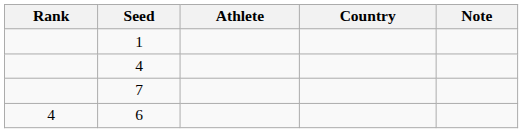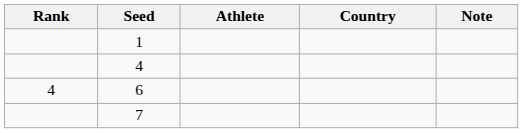rows swapped: (139, 90) <-> (139, 115)
